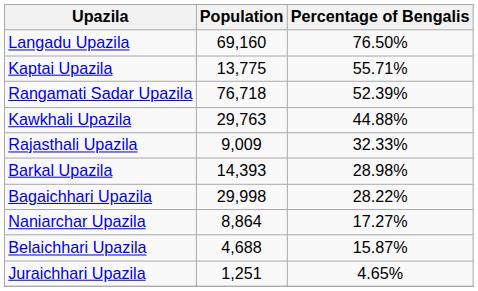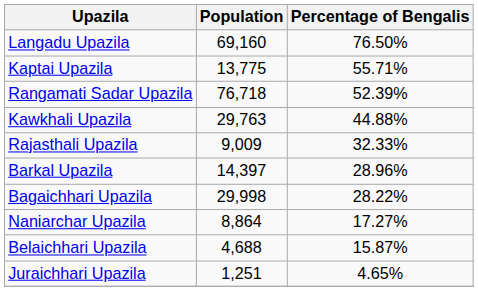(242, 171) 14,393 -> (242, 171) 14,397
(380, 171) 28.98% -> (380, 171) 28.96%
